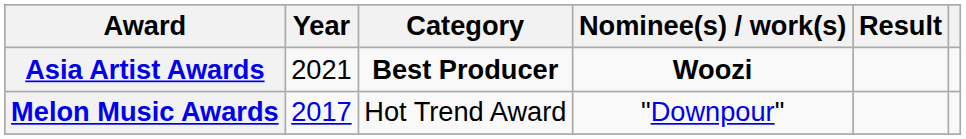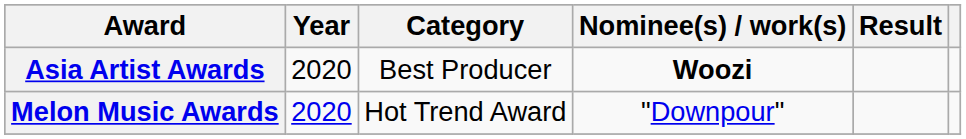(321, 69) 2021 -> (321, 69) 2020
(465, 69) bold -> (465, 69) normal
(321, 112) 2017 -> (321, 112) 2020
